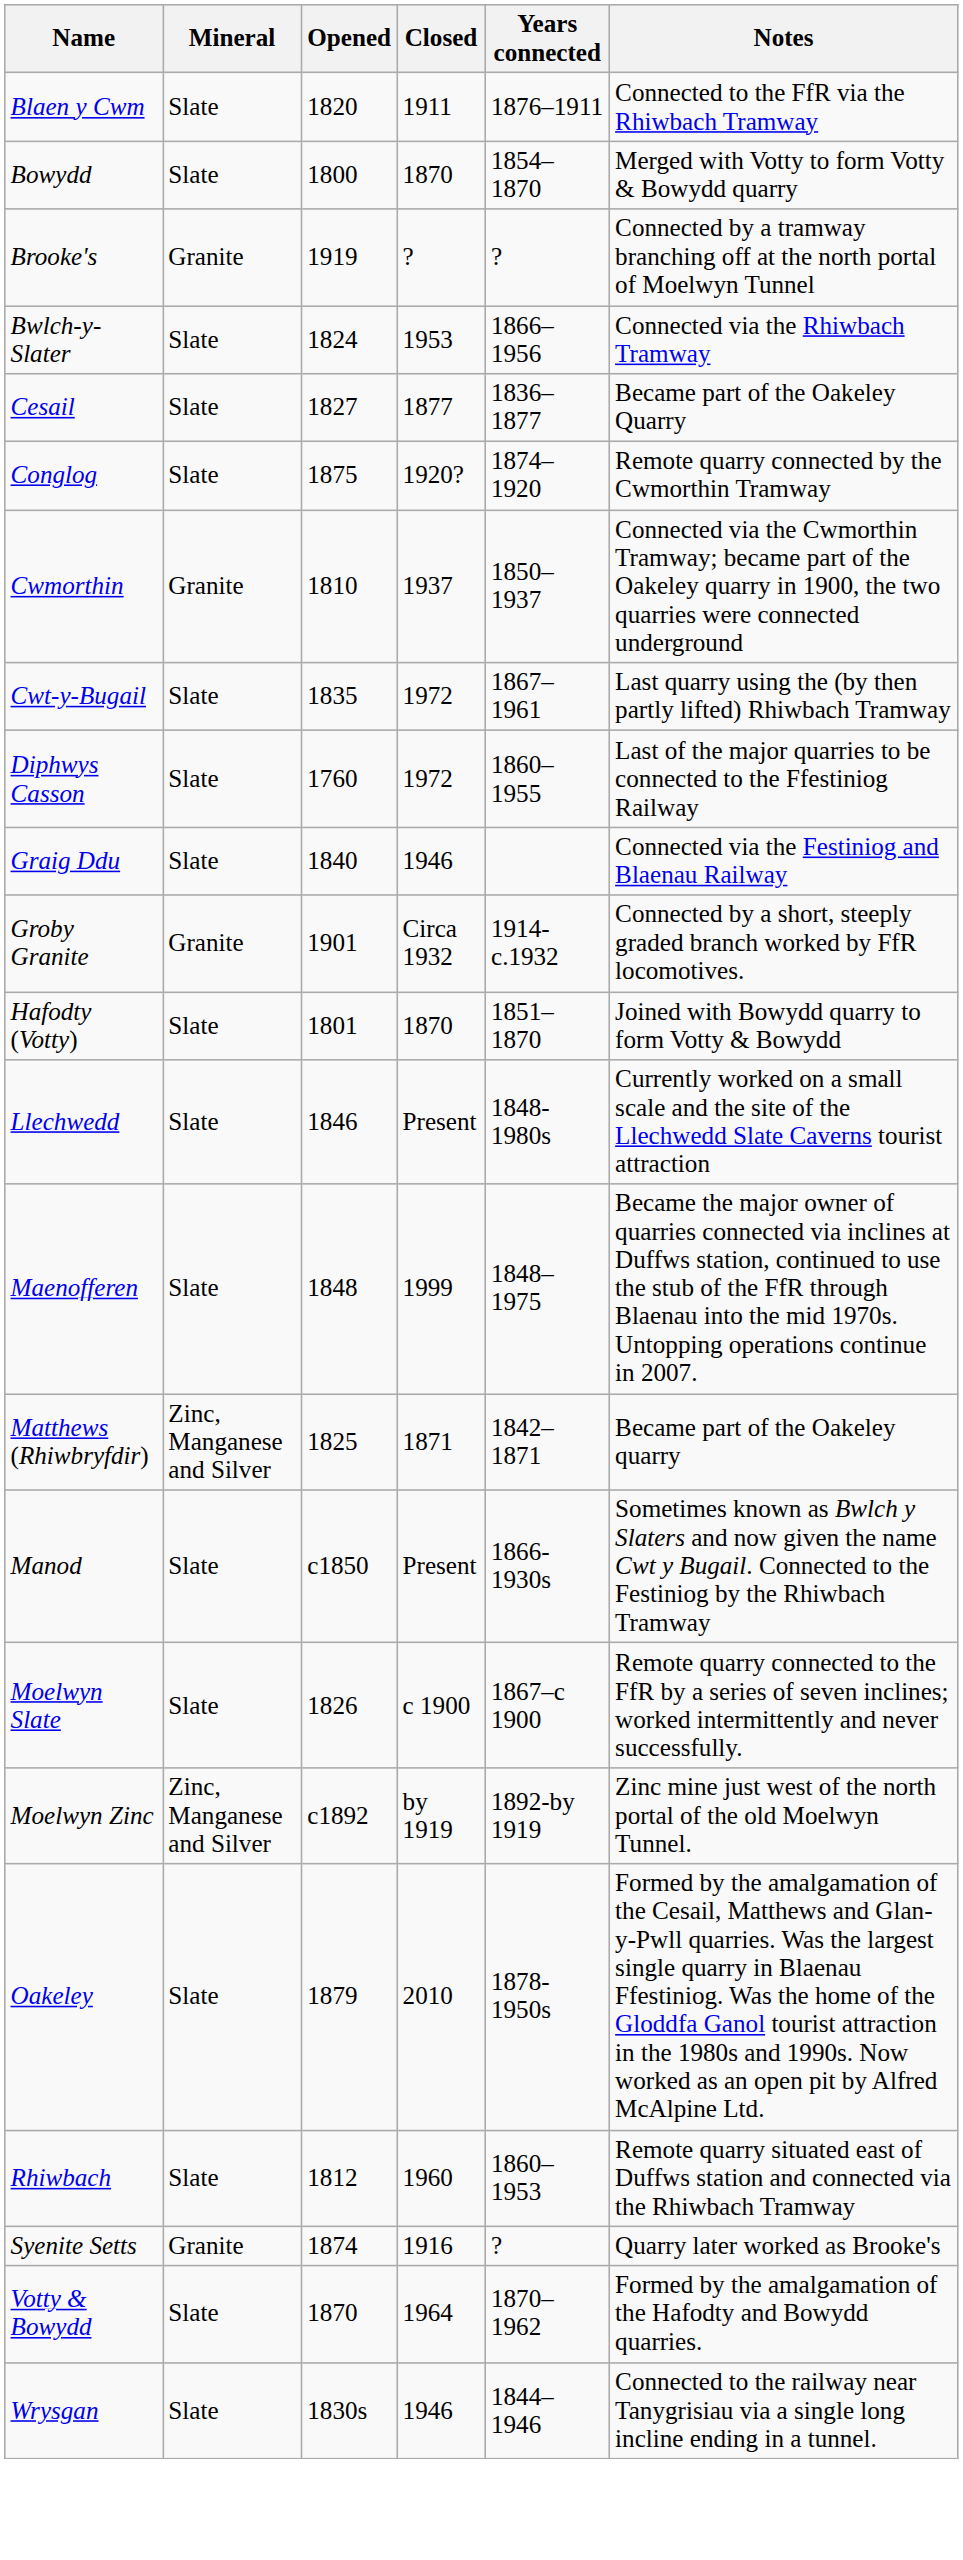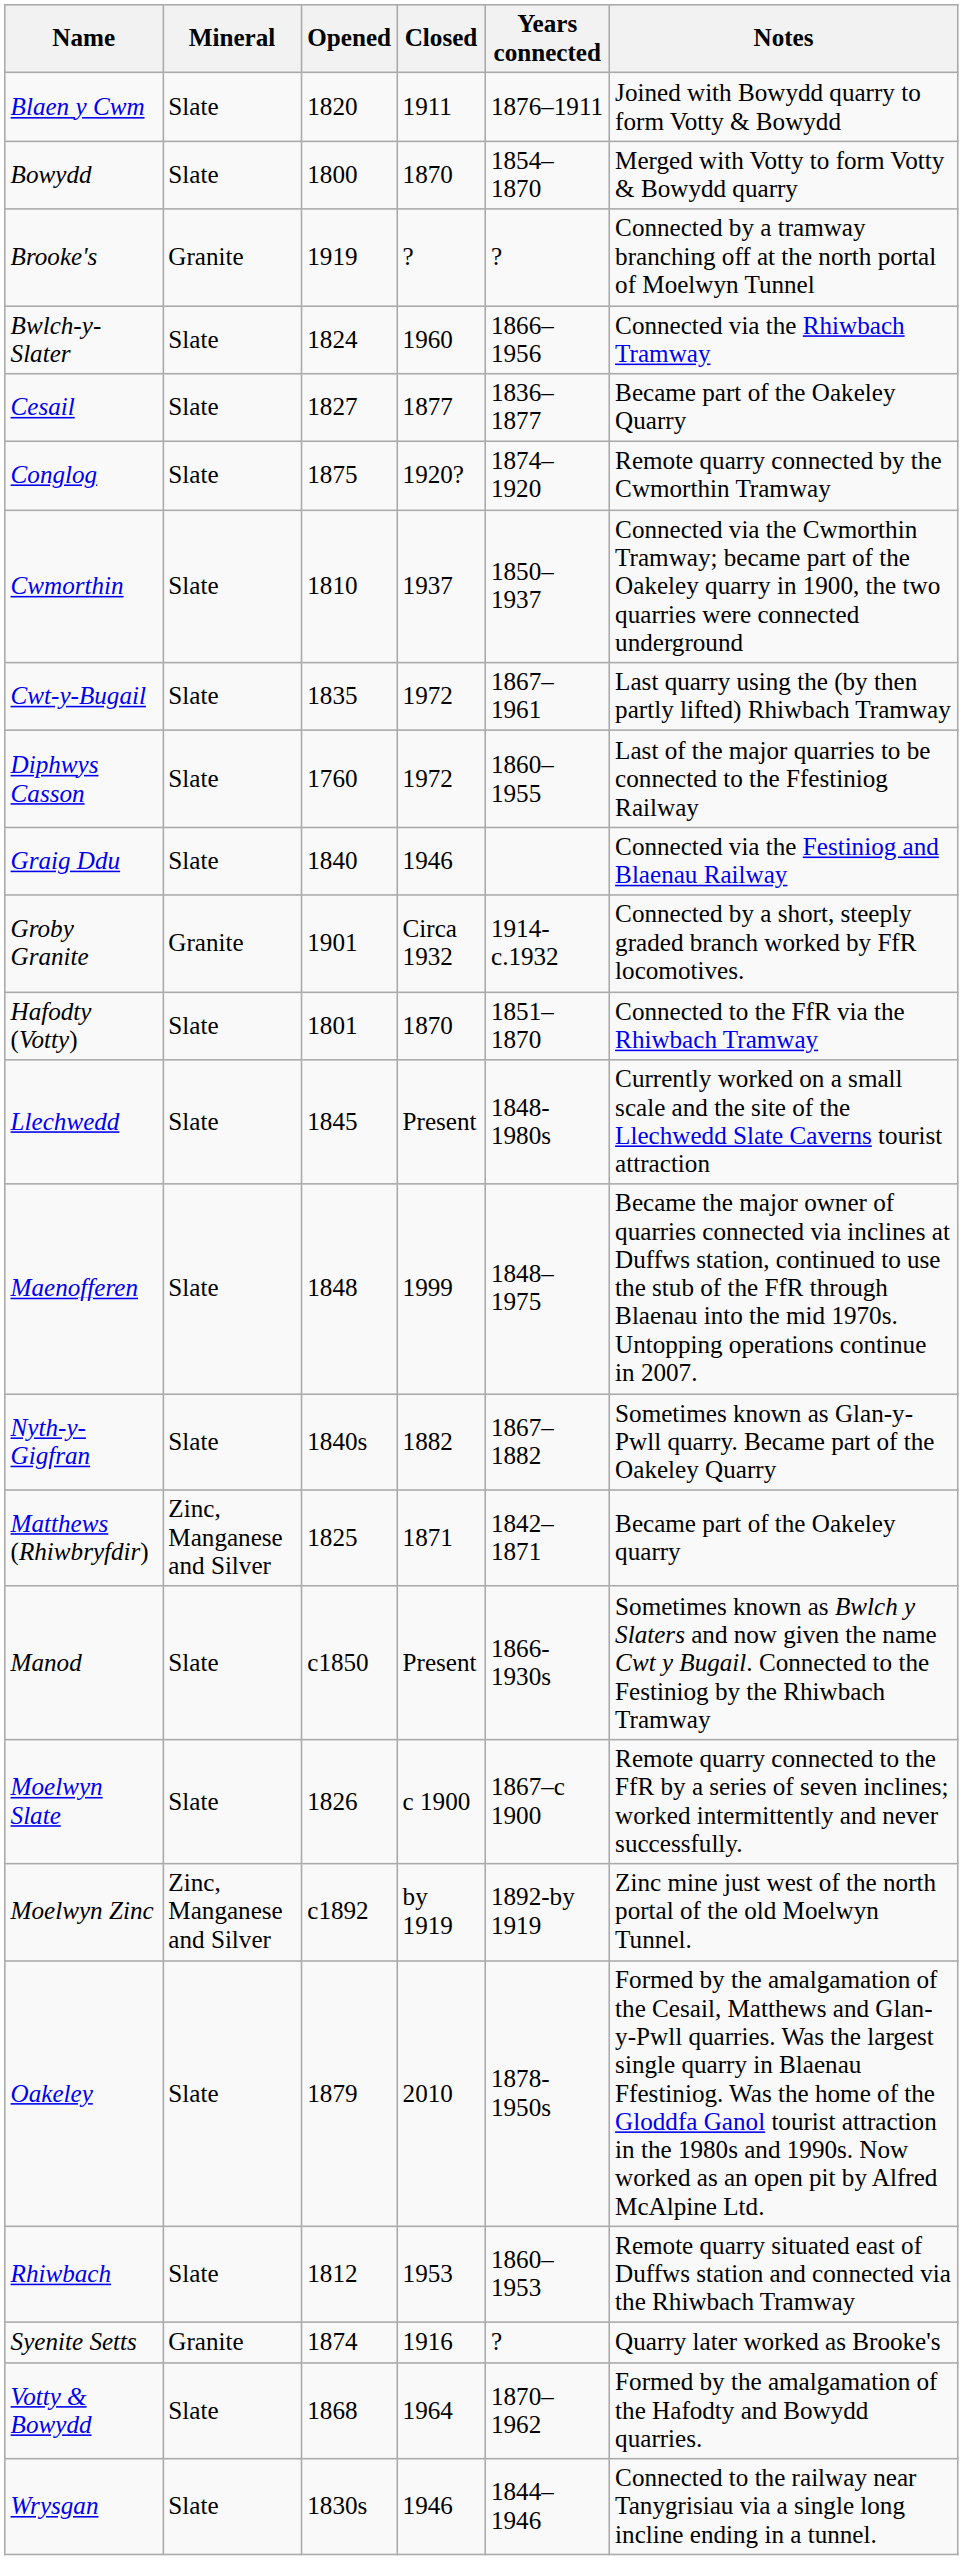(760, 106) Connected to the FfR via the Rhiwbach Tramway -> (768, 106) Joined with Bowydd quarry to form Votty & Bowydd
(428, 339) 1953 -> (428, 339) 1960
(206, 585) Granite -> (193, 585) Slate
(768, 1025) Joined with Bowydd quarry to form Votty & Bowydd -> (760, 1025) Connected to the FfR via the Rhiwbach Tramway
(332, 1121) 1846 -> (332, 1121) 1845
+ row: (50, 1441)
(428, 2177) 1960 -> (428, 2274) 1953
(332, 2313) 1870 -> (332, 2410) 1868
